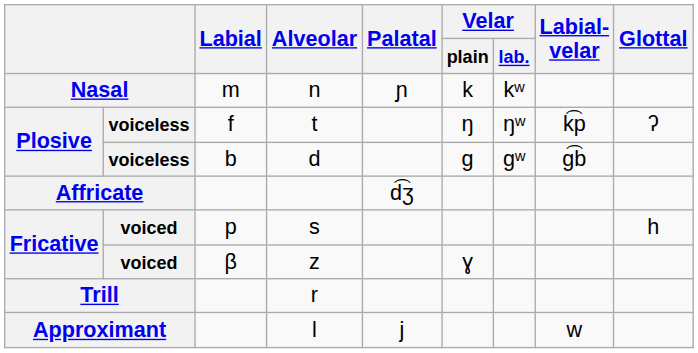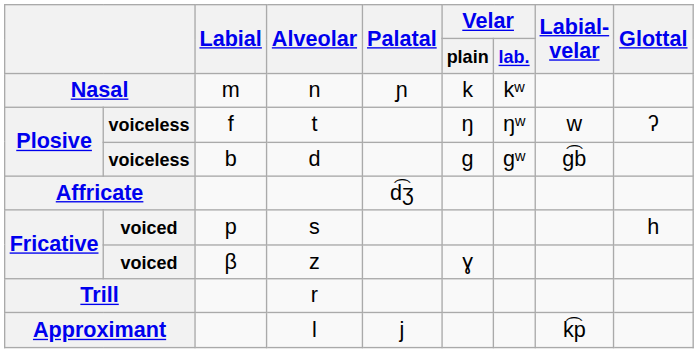(574, 124) k͡p -> (574, 124) w
(574, 329) w -> (574, 329) k͡p
